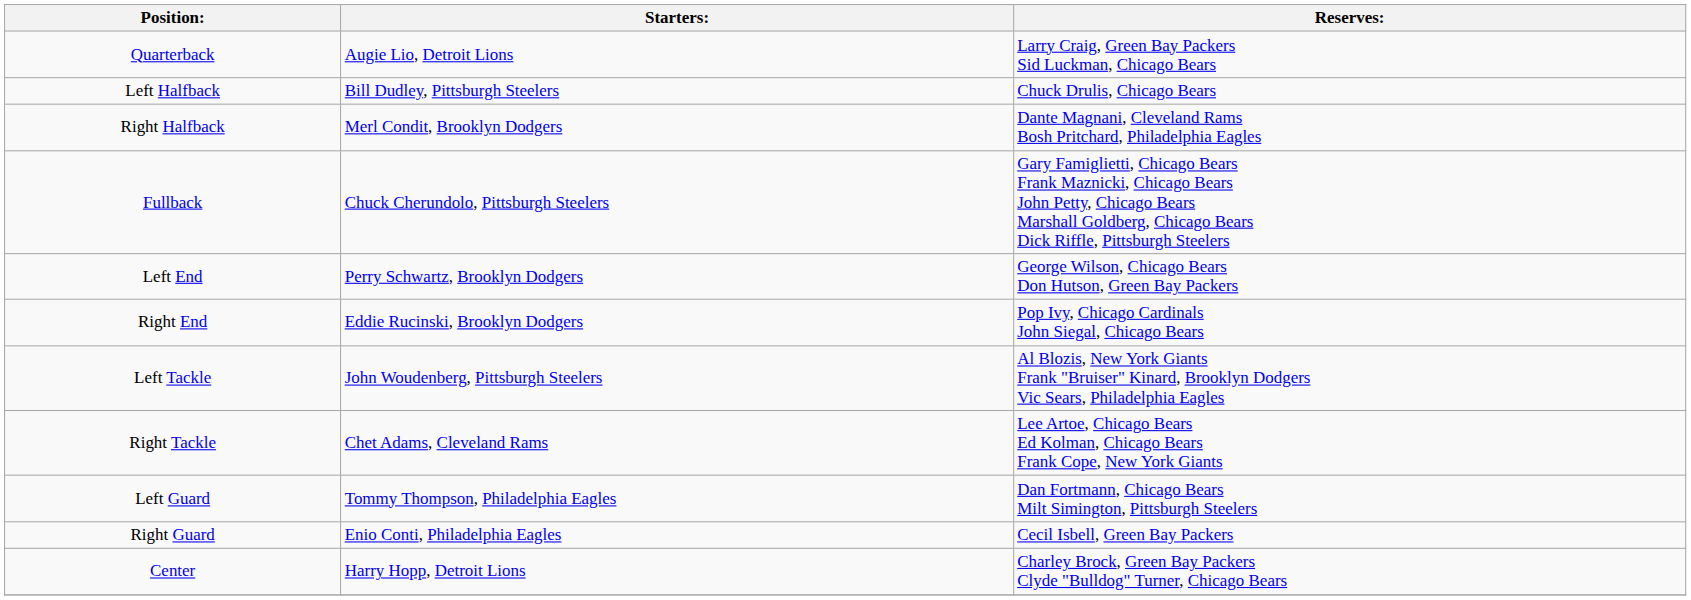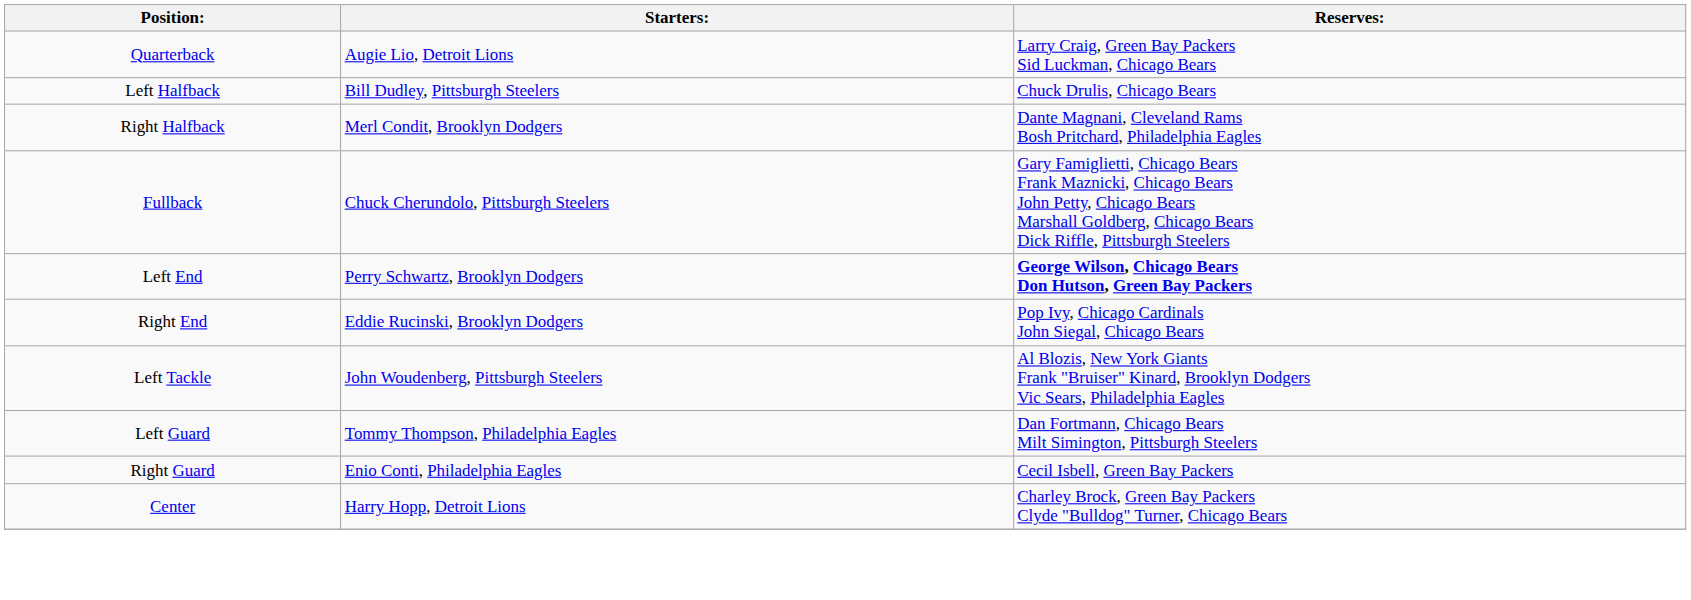(1128, 276) normal -> (1135, 276) bold
- row: (173, 443)
